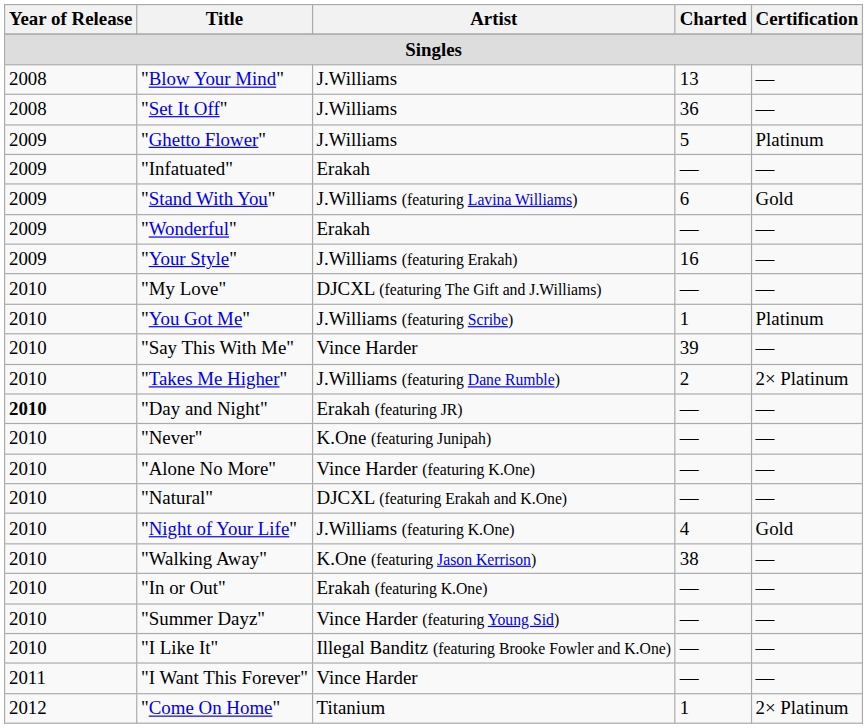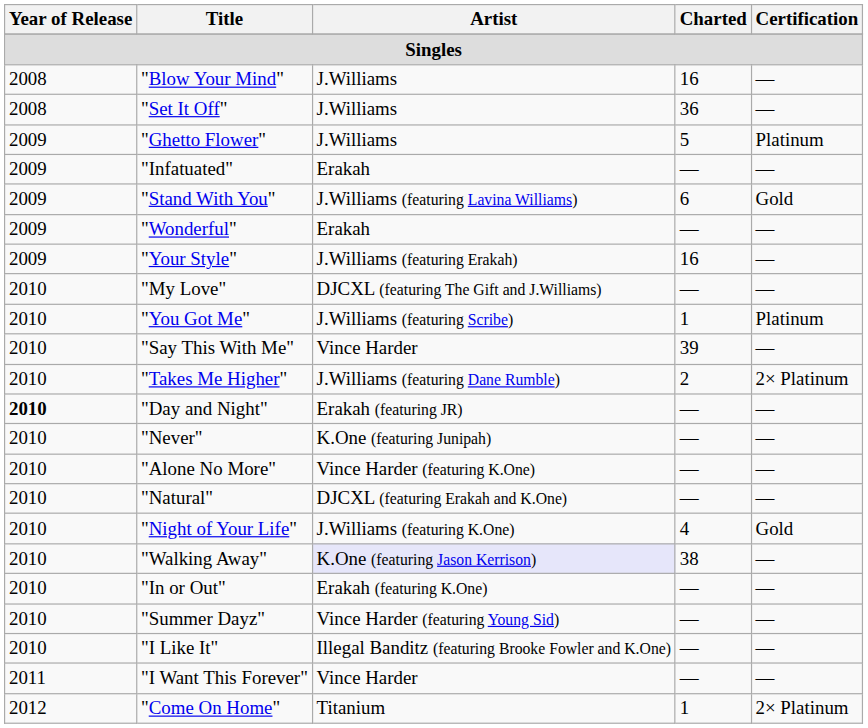(689, 79) 13 -> (689, 79) 16
(426, 558) no background -> (426, 558) lavender background
